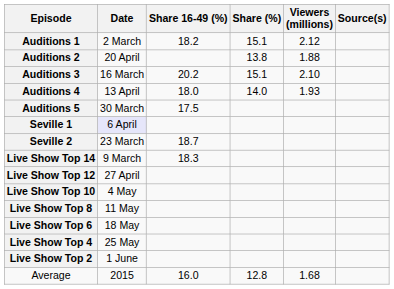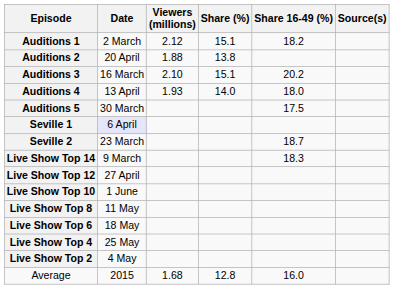columns swapped: (309, 18) <-> (188, 18)
(122, 192) 4 May -> (122, 192) 1 June
(122, 259) 1 June -> (122, 259) 4 May
